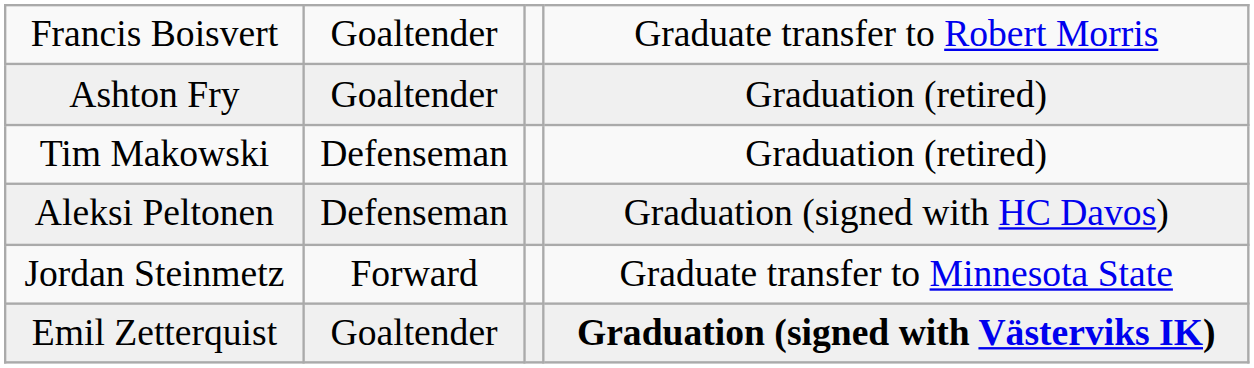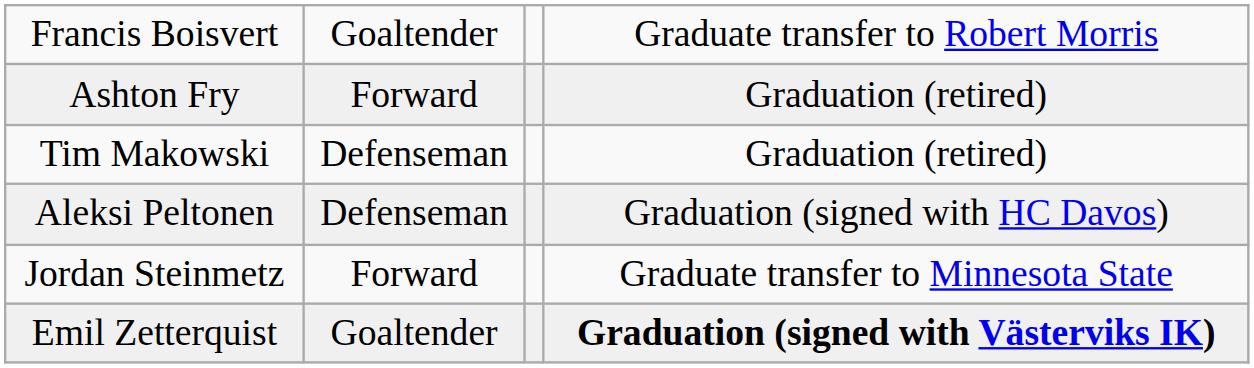(414, 93) Goaltender -> (414, 93) Forward
